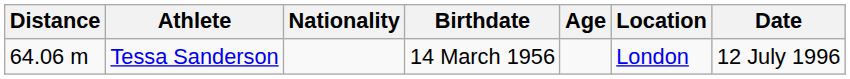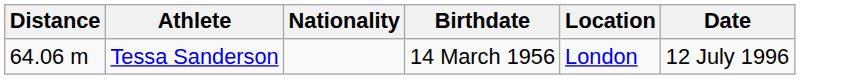- column: (586, 21)
